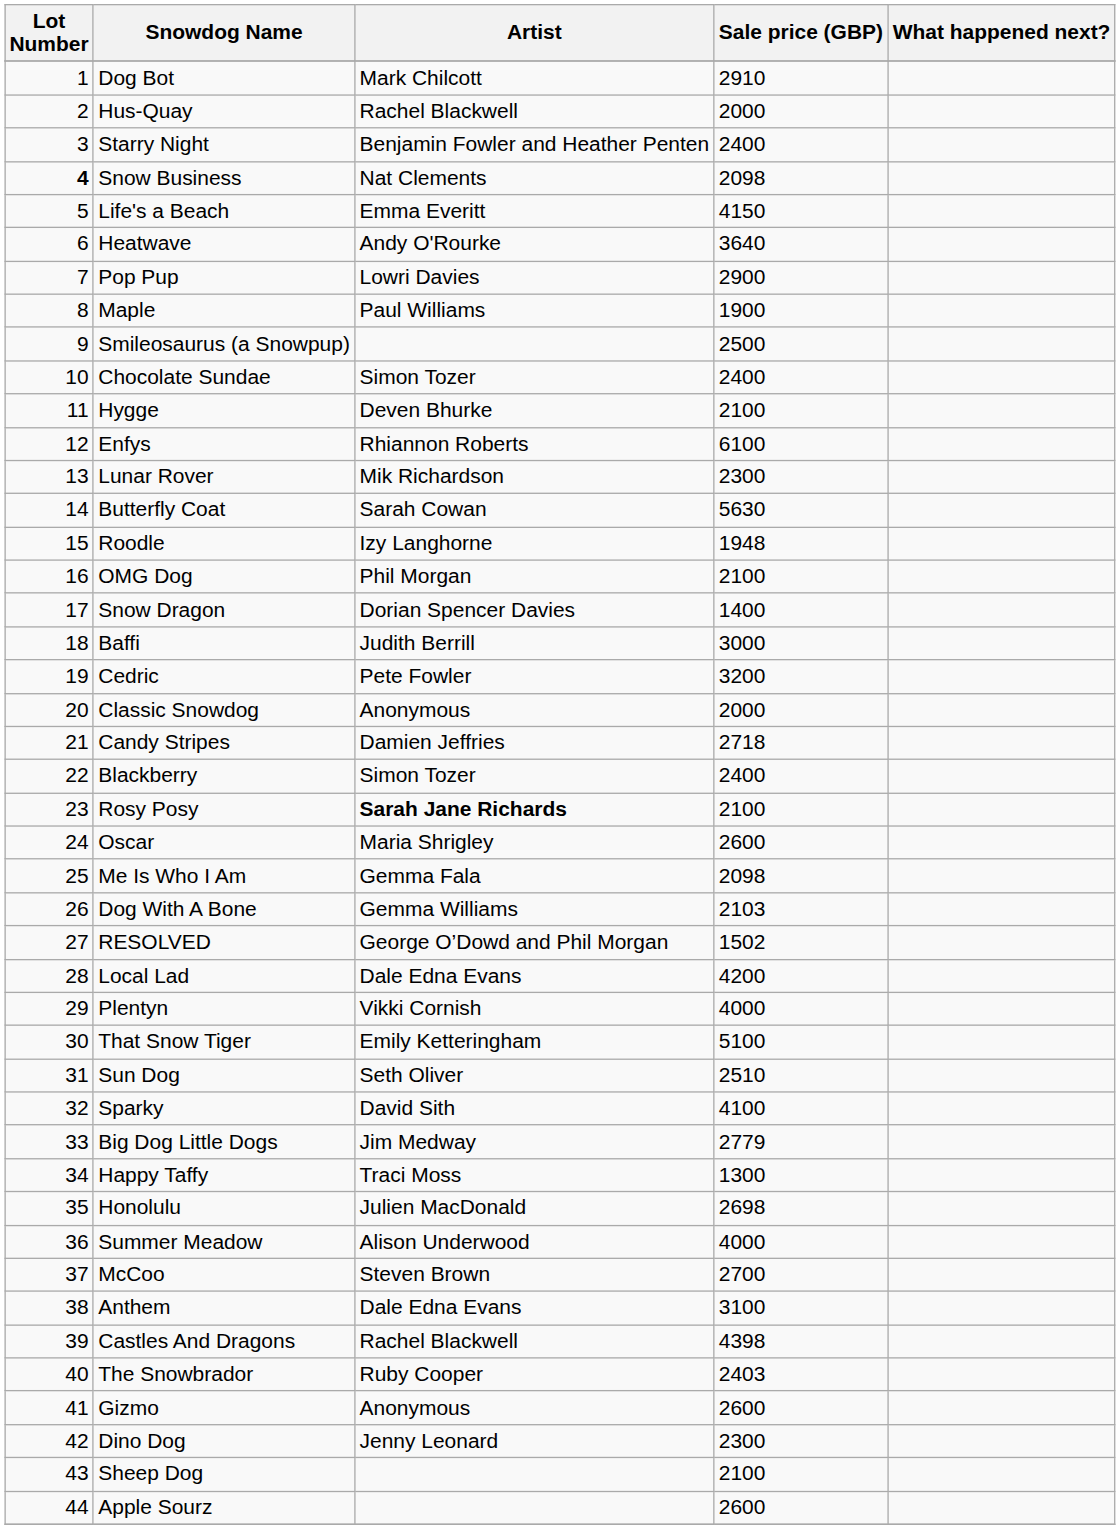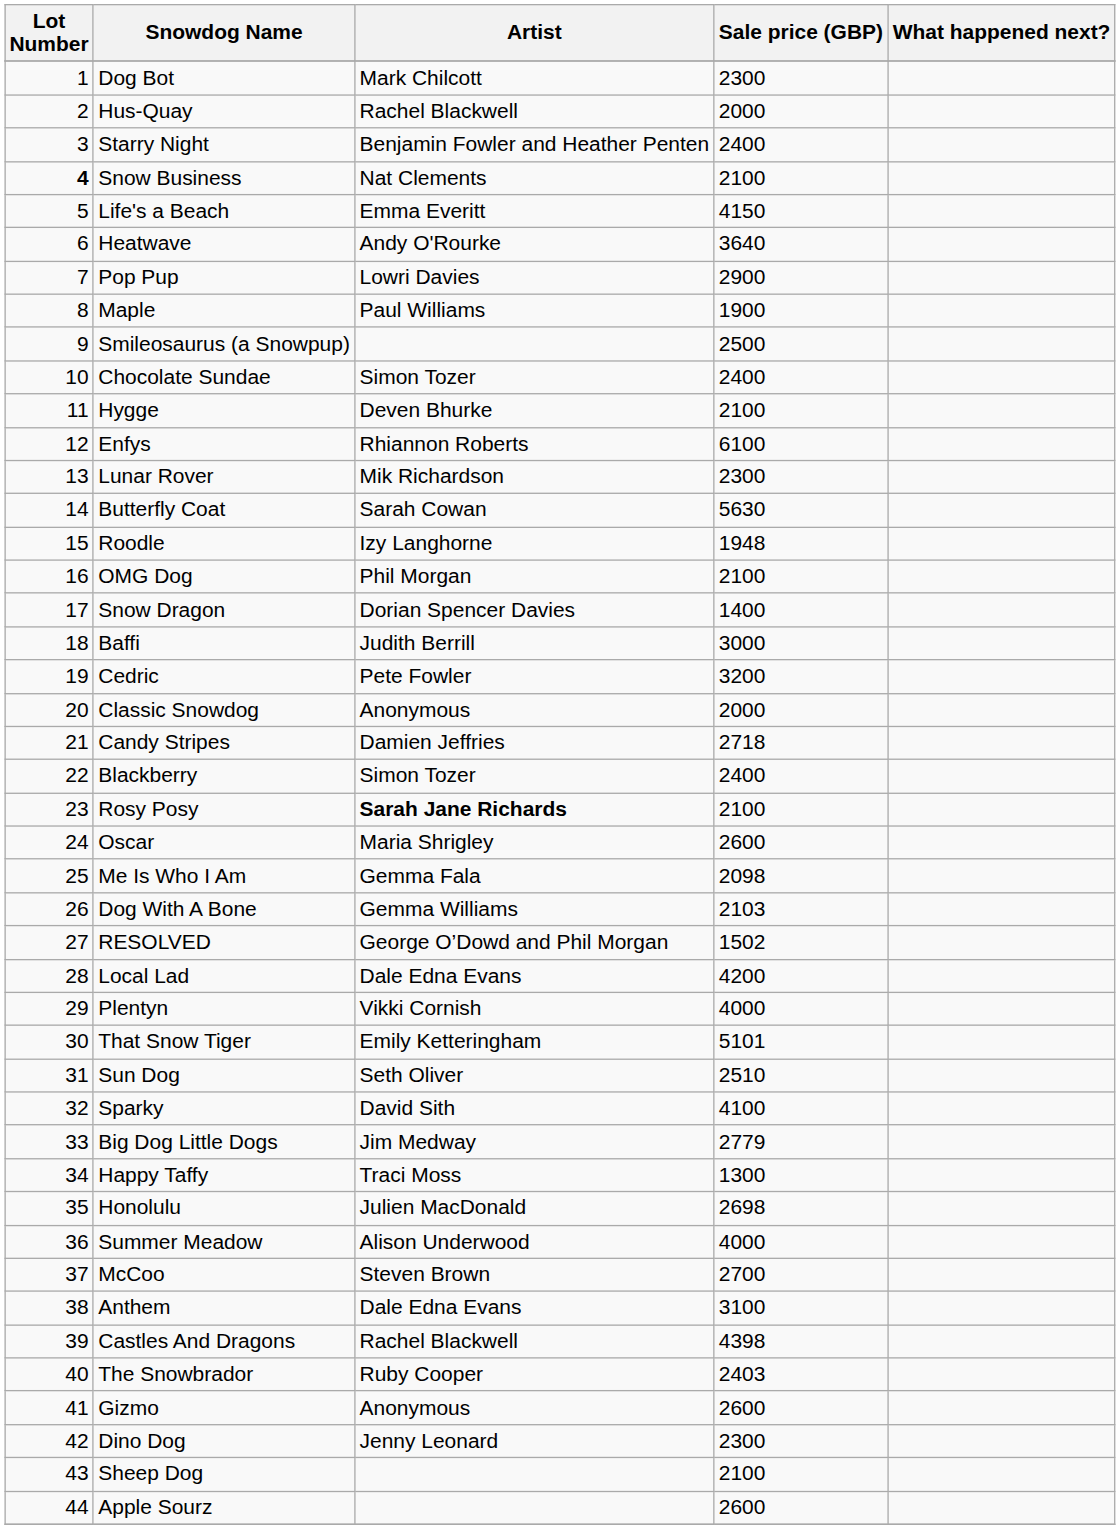(742, 77) 2910 -> (742, 77) 2300
(742, 177) 2098 -> (742, 177) 2100
(742, 1041) 5100 -> (742, 1041) 5101
